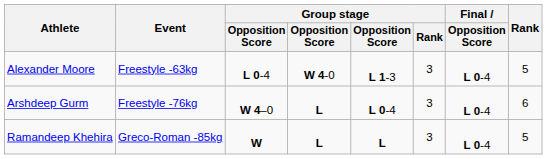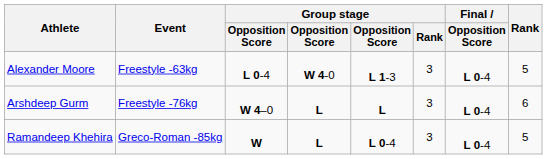(382, 110) L 0-4 -> (382, 110) L
(382, 144) L -> (382, 144) L 0-4
